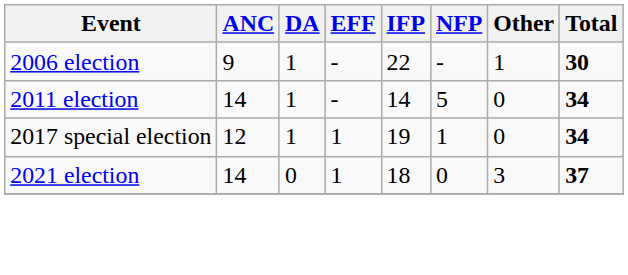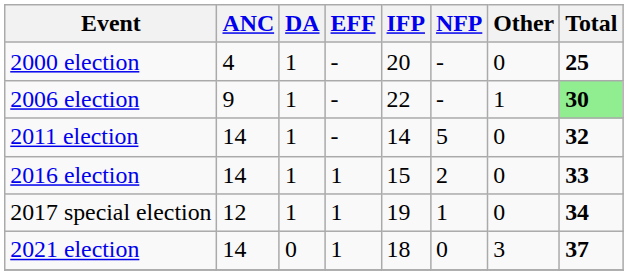+ row: (75, 61)
(577, 61) no background -> (577, 99) lightgreen background
(577, 99) 34 -> (577, 136) 32
+ row: (75, 174)
